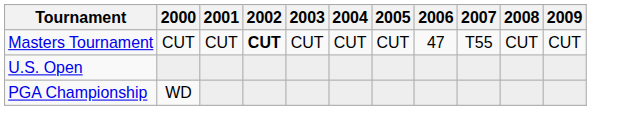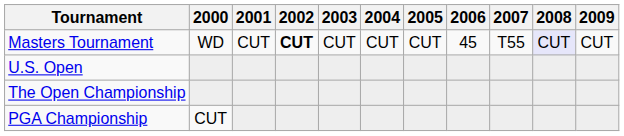(178, 43) CUT -> (211, 43) WD
(436, 43) 47 -> (468, 43) 45
(522, 43) no background -> (554, 43) lavender background
+ row: (97, 93)
(178, 93) WD -> (211, 118) CUT
